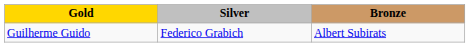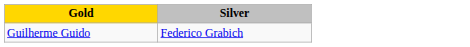- column: (388, 13)
